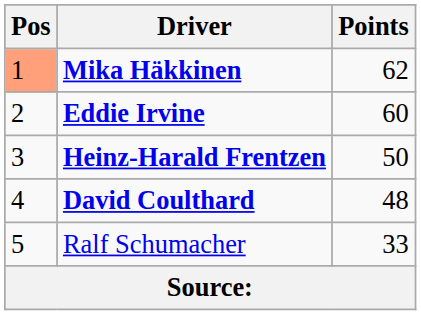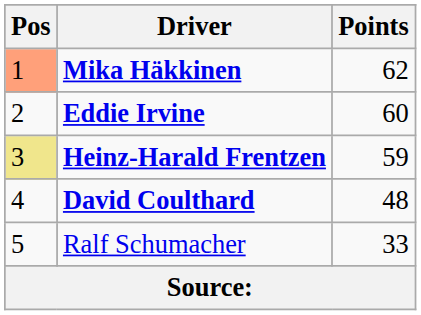(18, 157) no background -> (18, 157) khaki background
(396, 157) 50 -> (396, 157) 59
